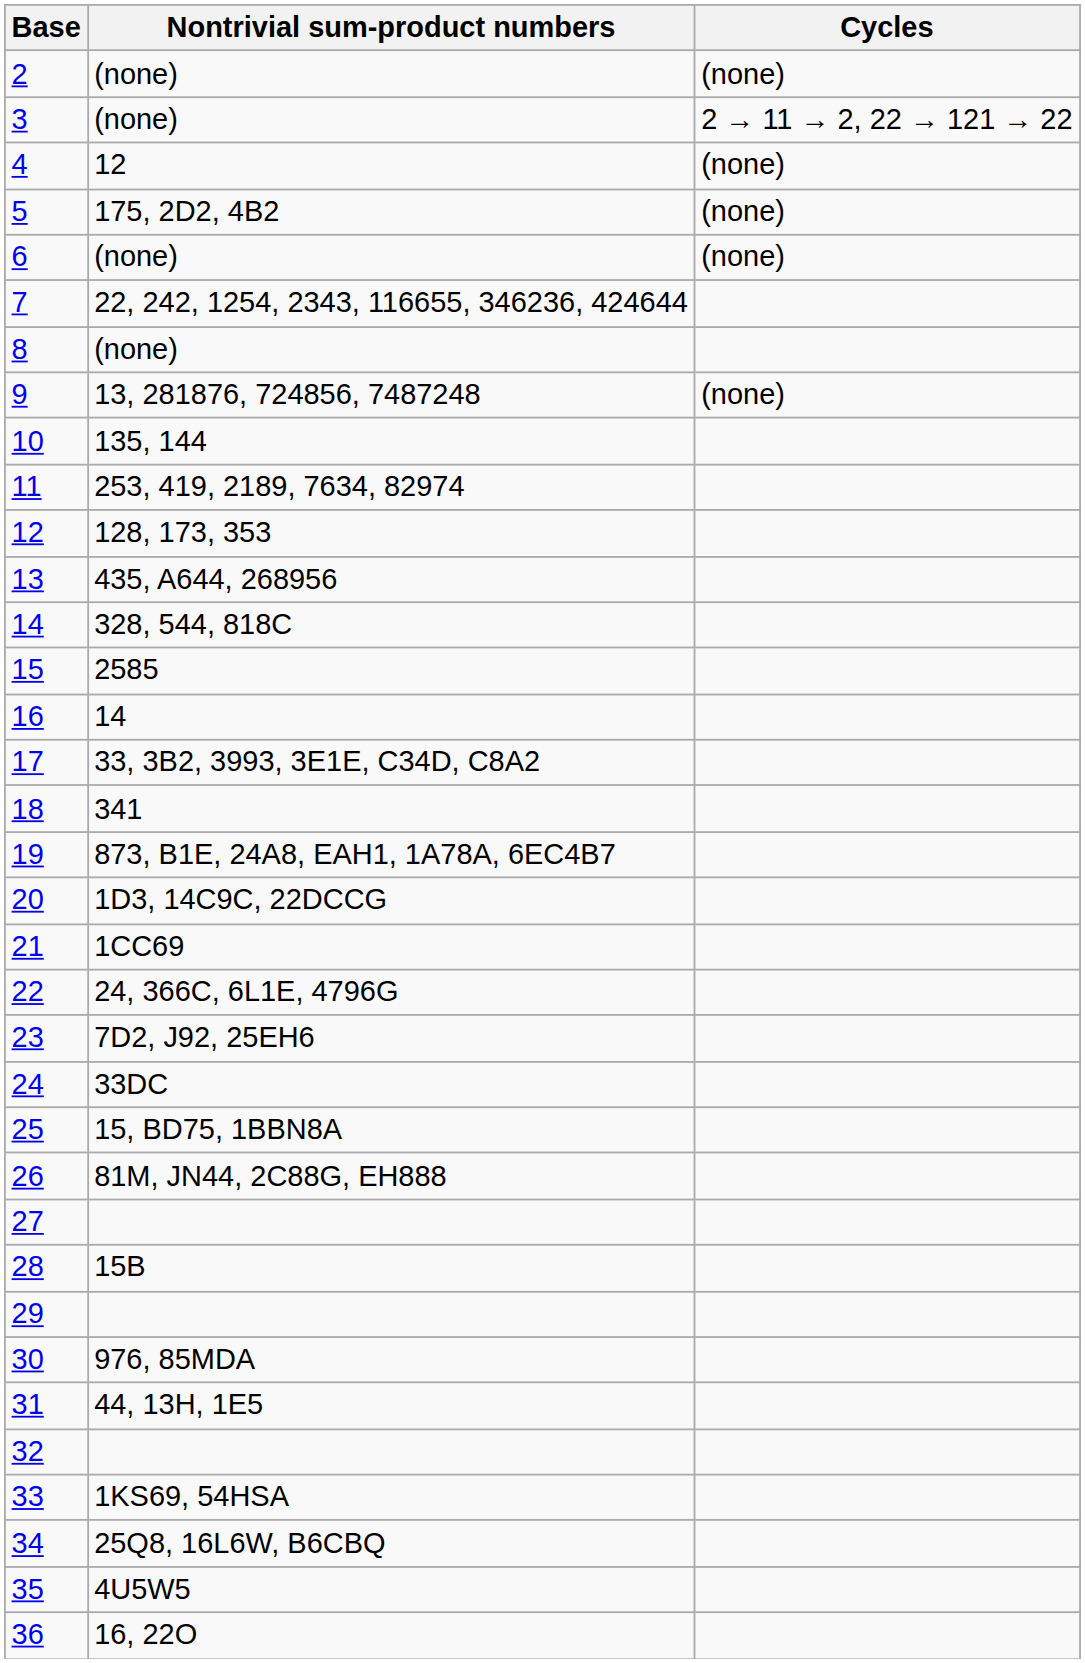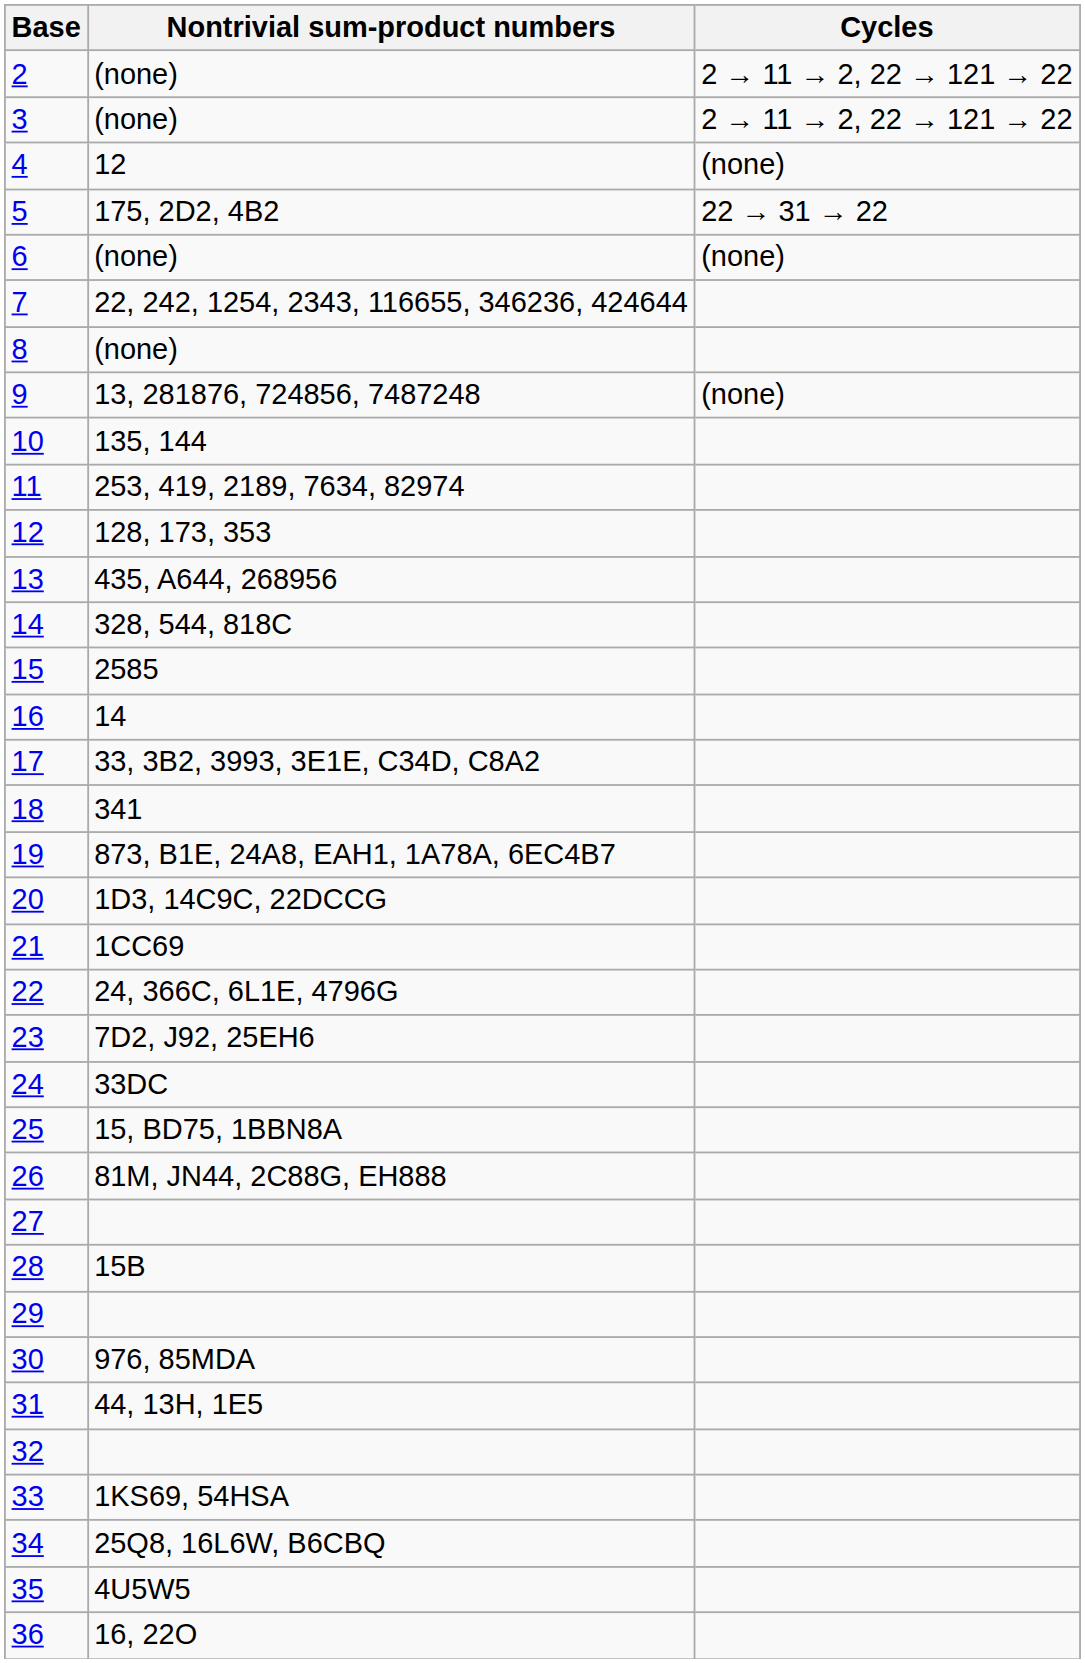(743, 73) (none) -> (887, 73) 2 → 11 → 2, 22 → 121 → 22
(743, 211) (none) -> (795, 211) 22 → 31 → 22
